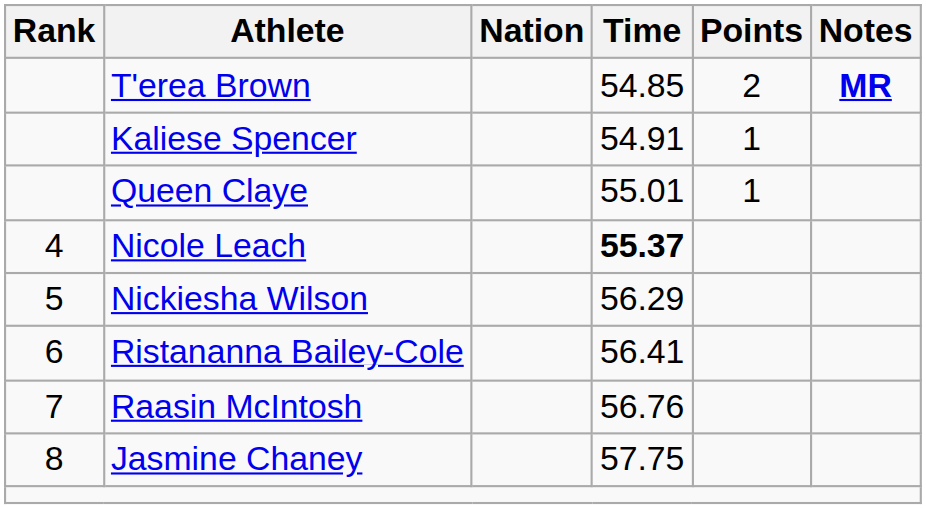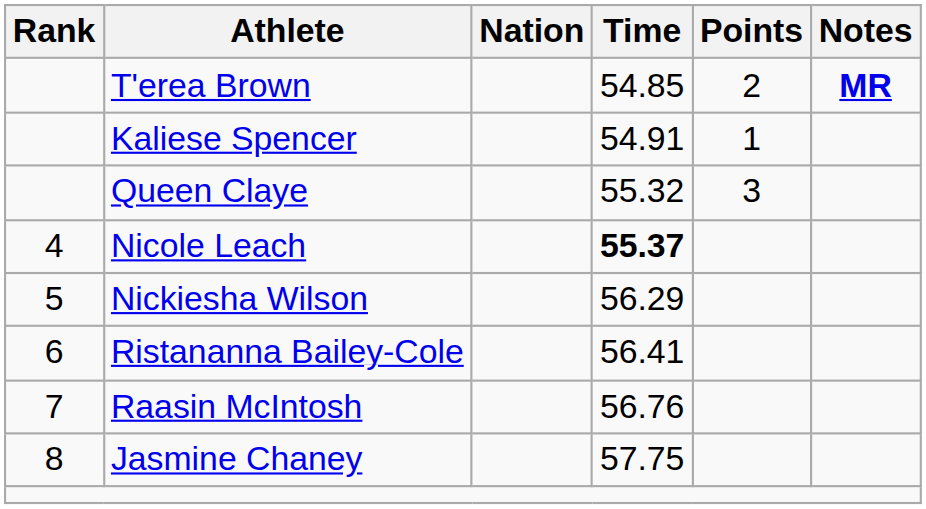(642, 191) 55.01 -> (642, 191) 55.32
(752, 191) 1 -> (752, 191) 3
